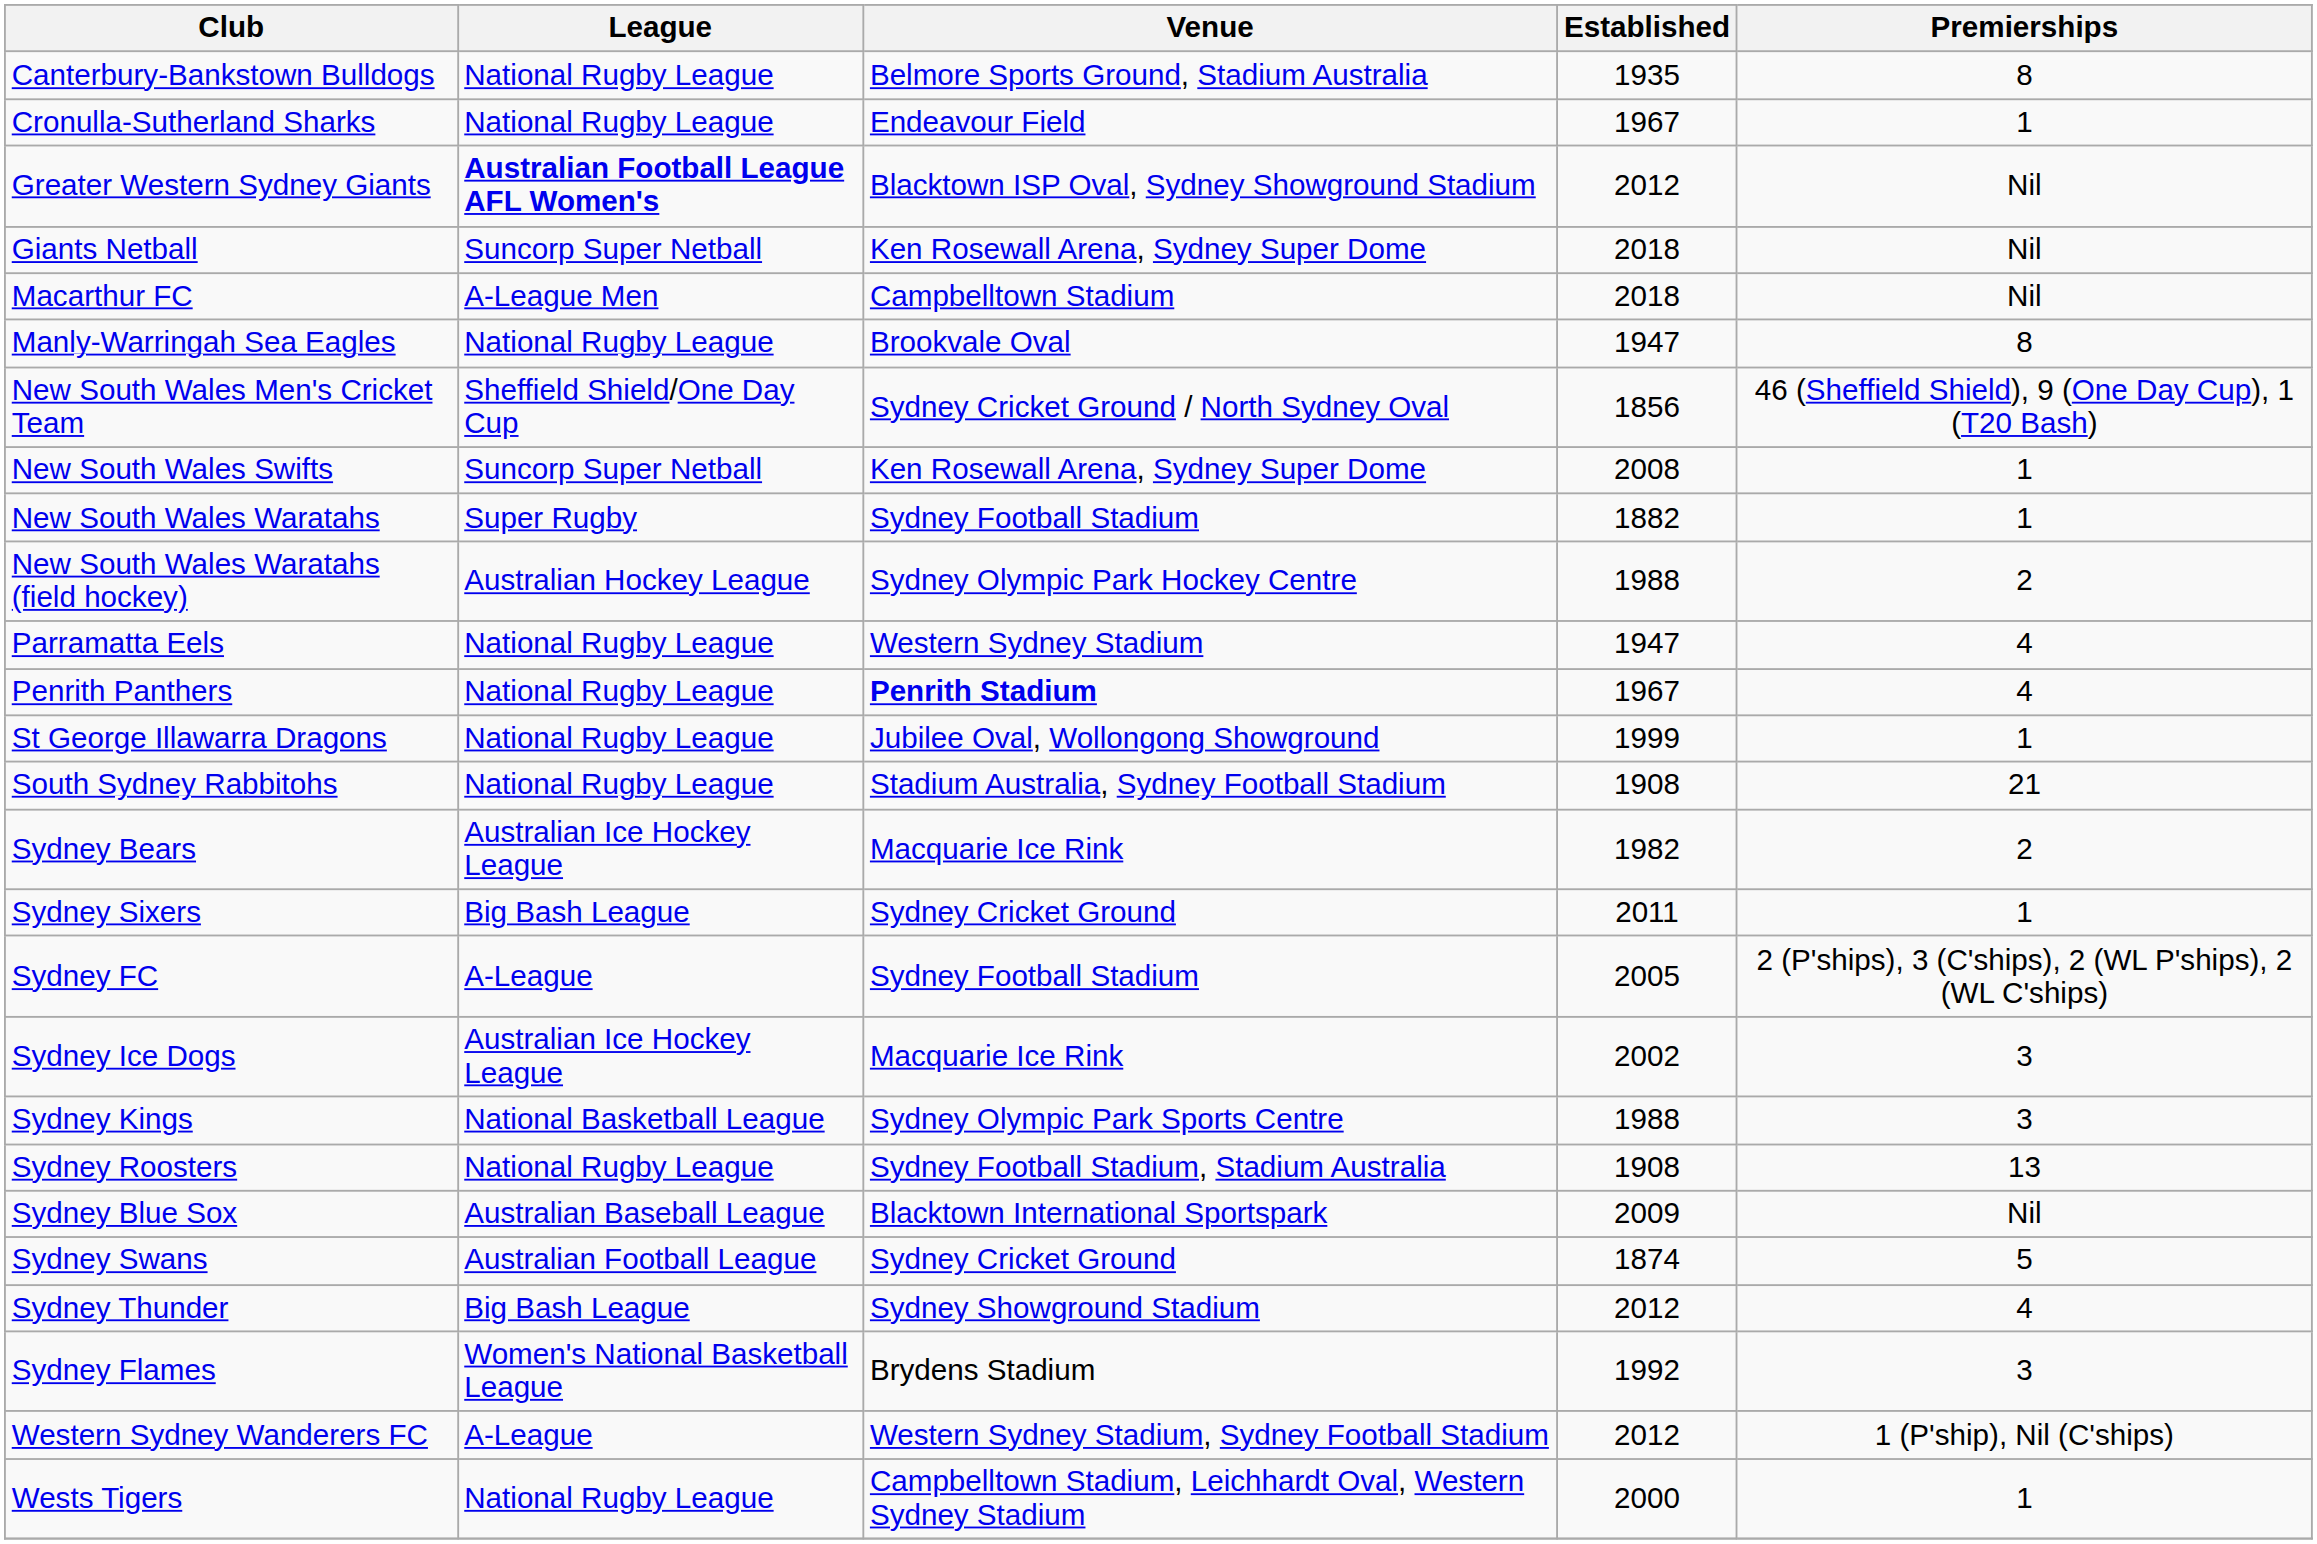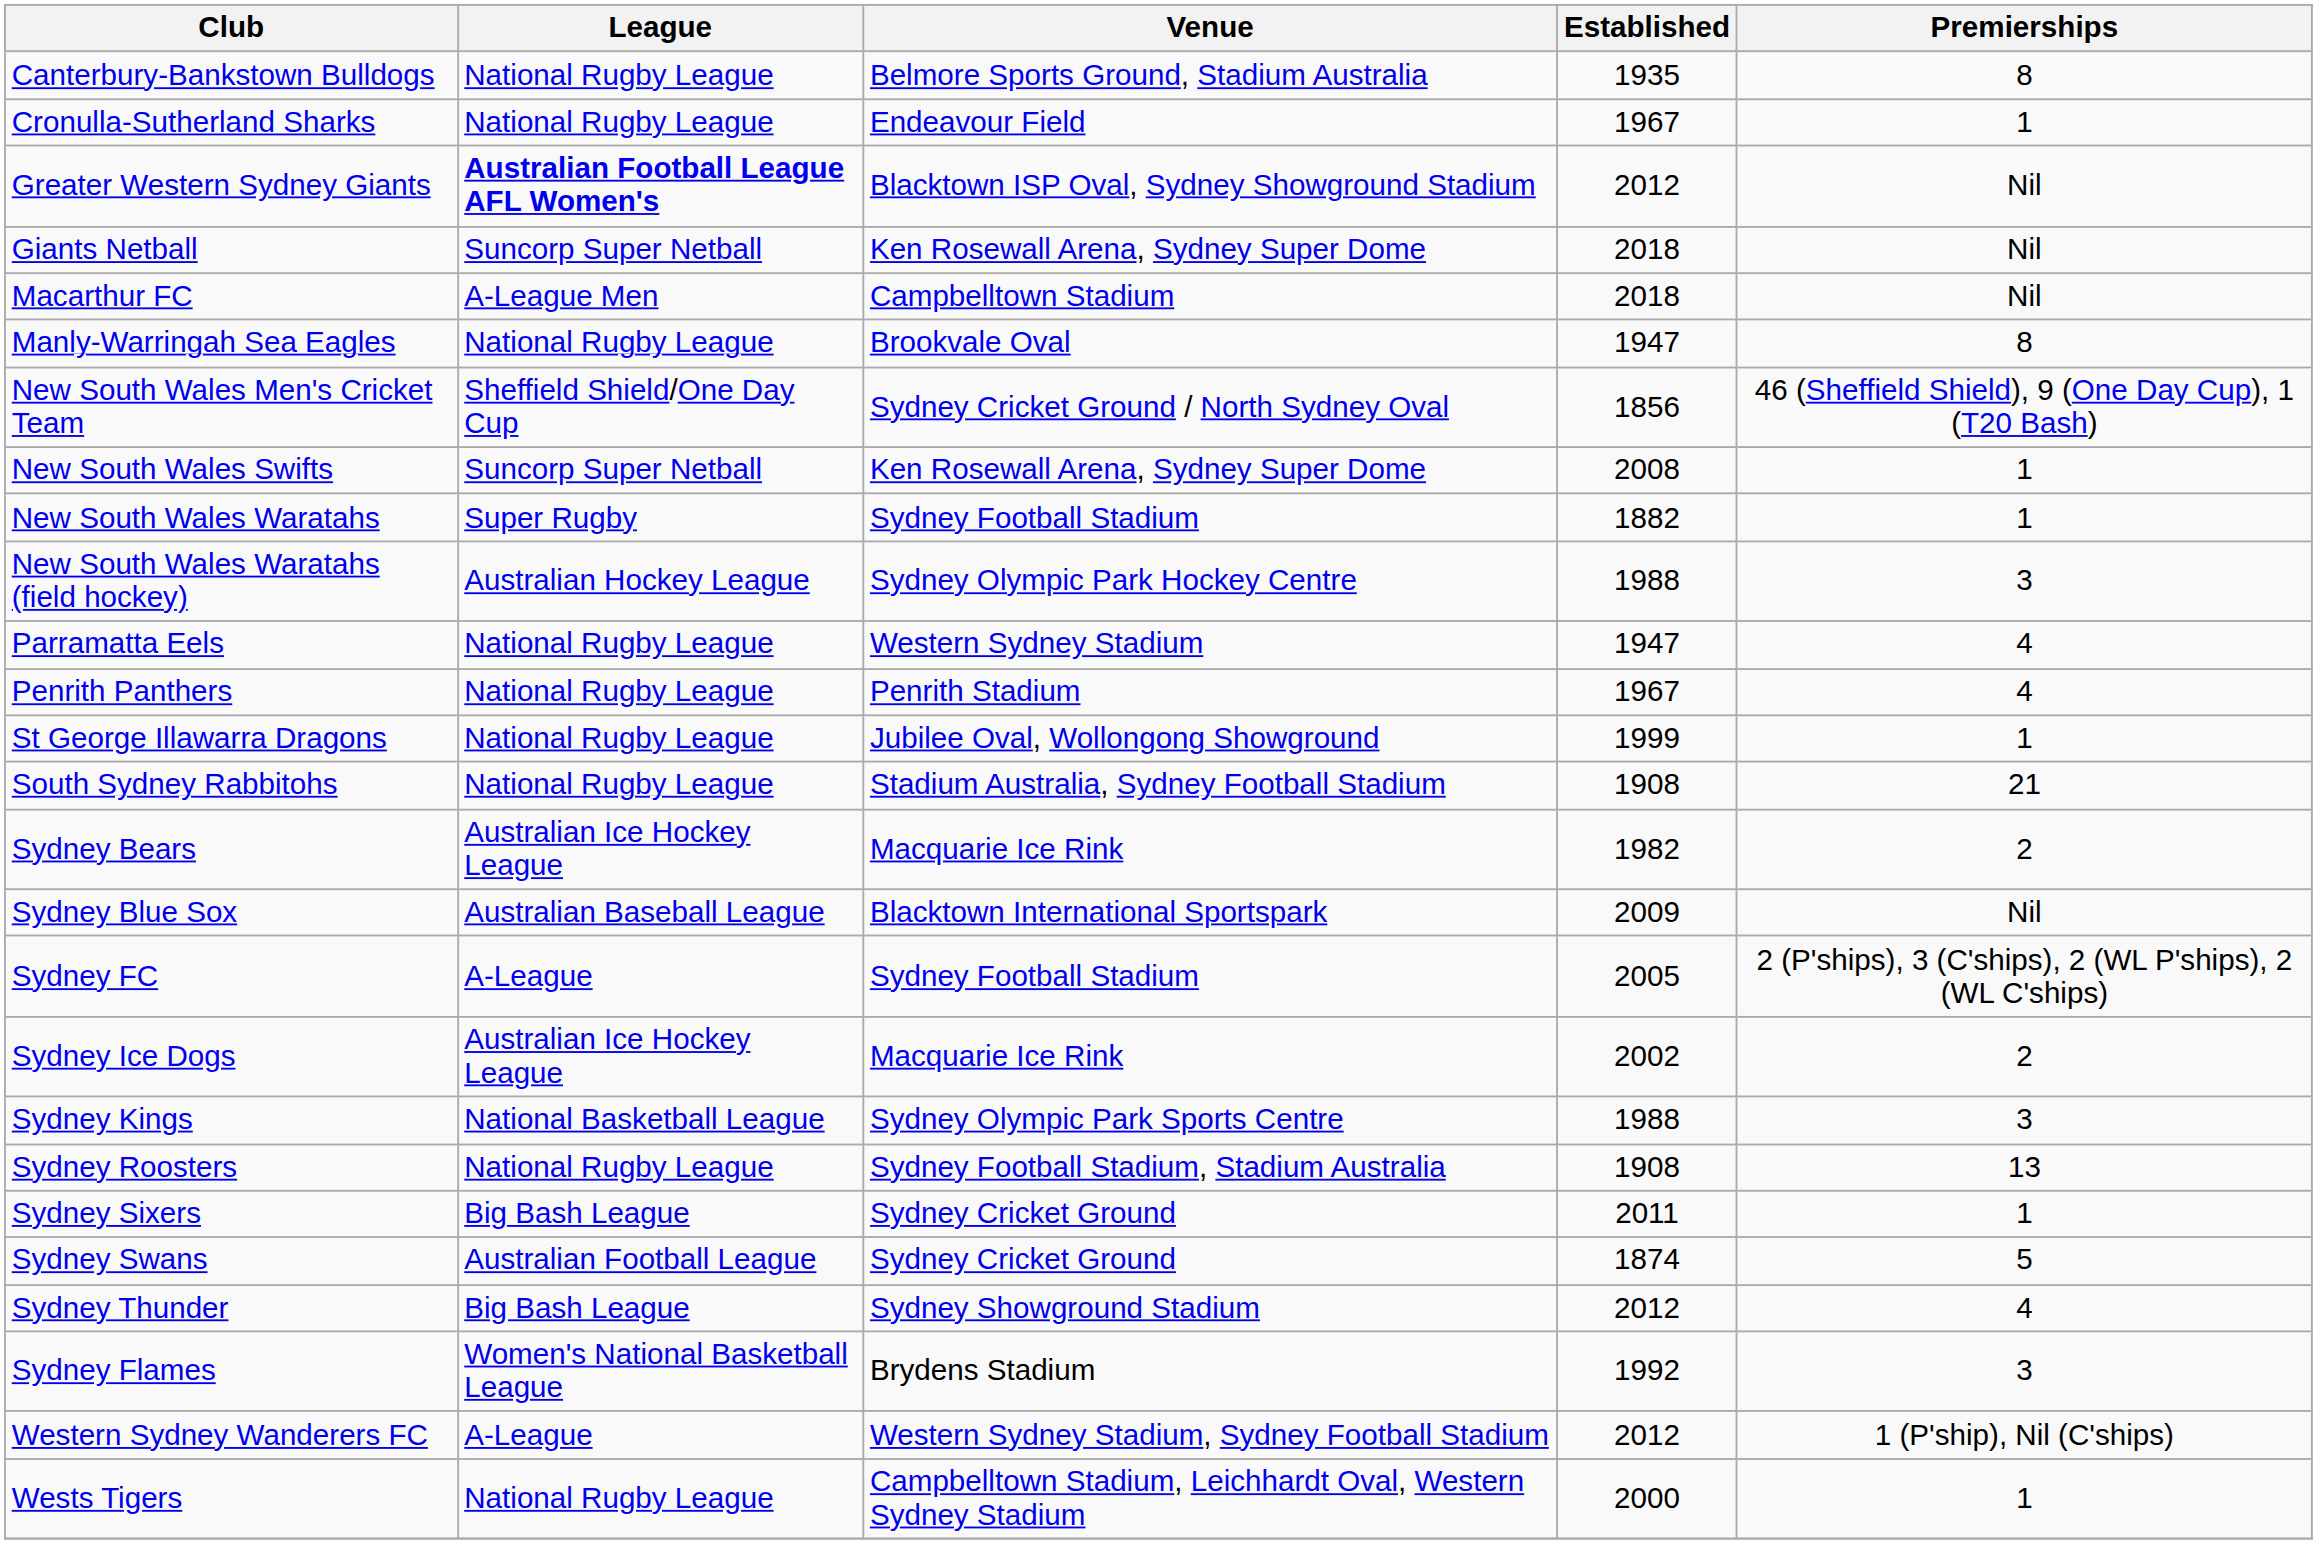(2024, 580) 2 -> (2024, 580) 3
(983, 691) bold -> (975, 691) normal
rows swapped: (124, 1213) <-> (106, 912)
(2024, 1056) 3 -> (2024, 1056) 2
